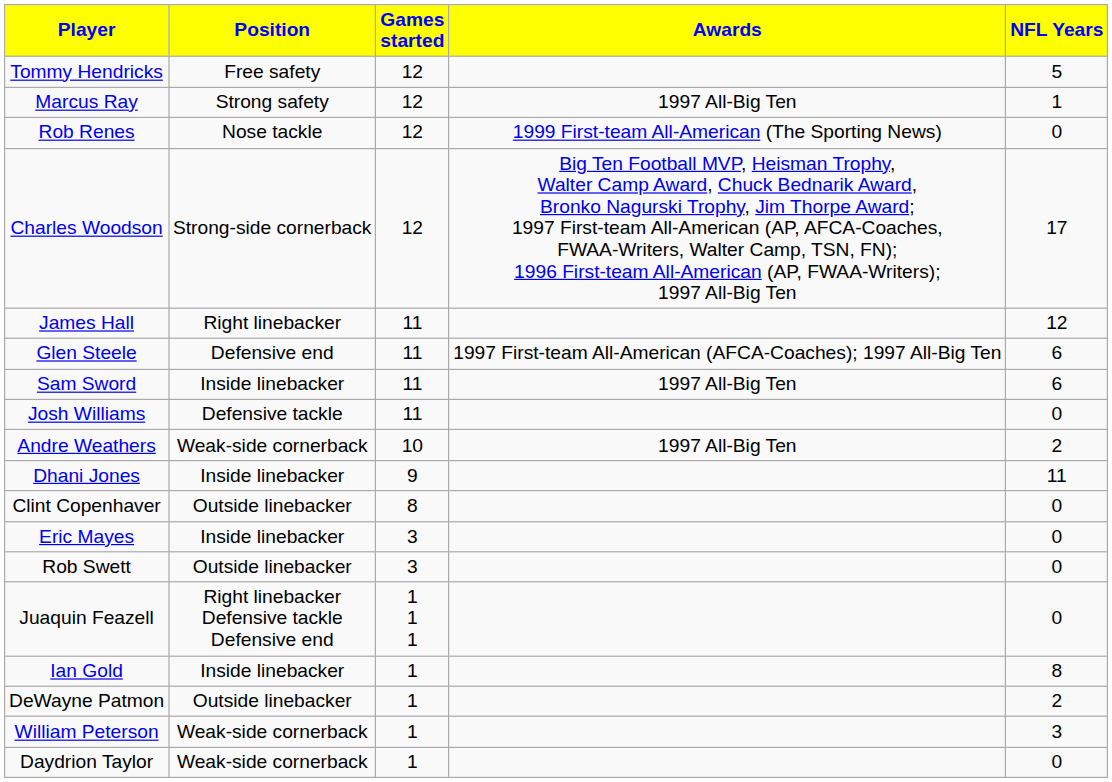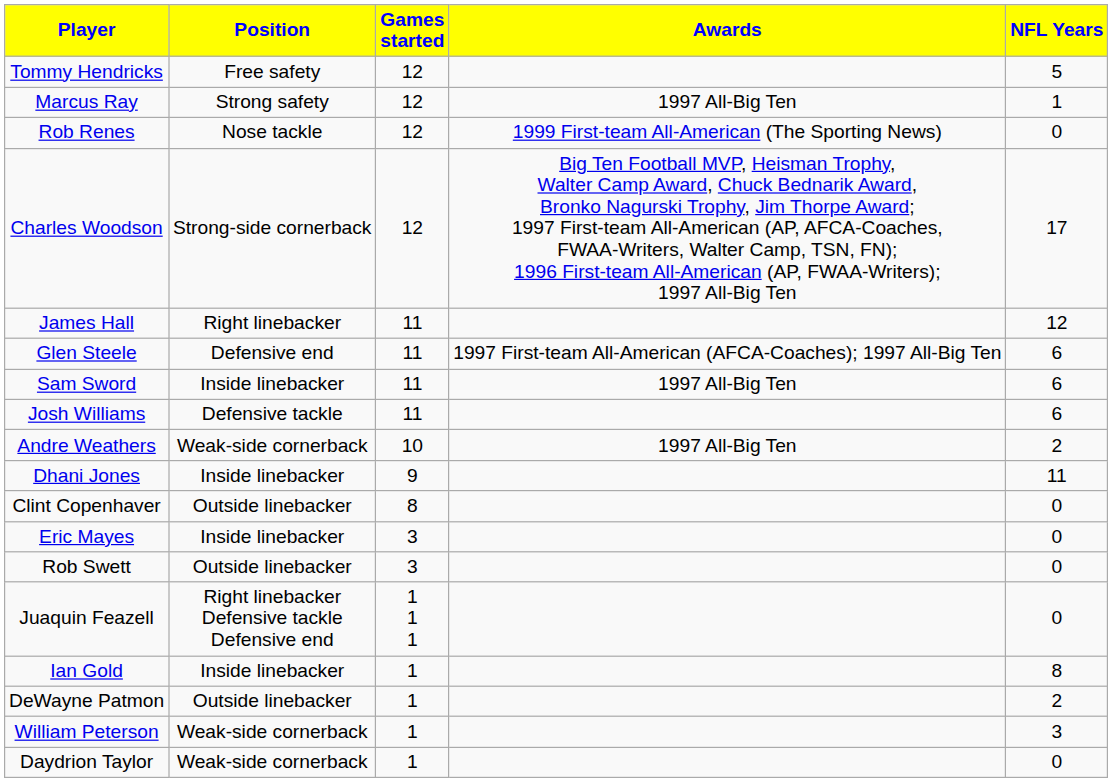(1057, 414) 0 -> (1057, 414) 6
